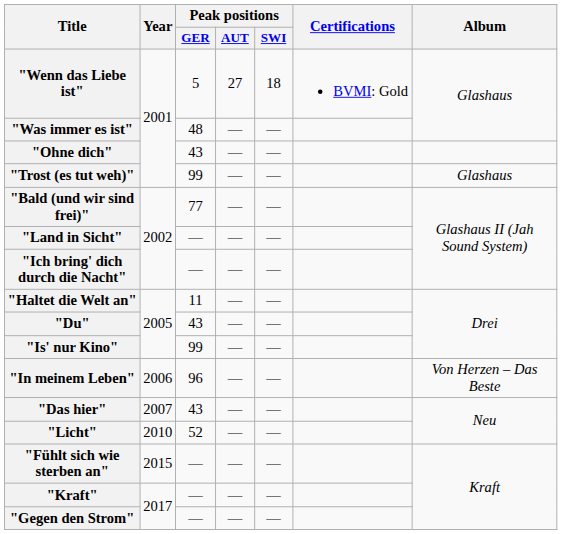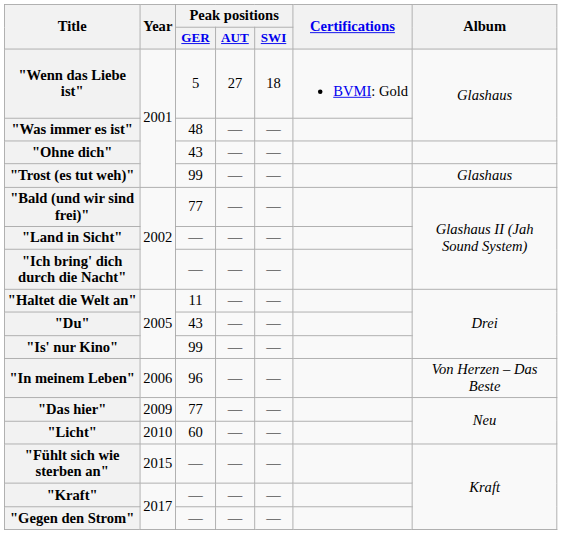(158, 409) 2007 -> (158, 409) 2009
(196, 409) 43 -> (196, 409) 77
(196, 432) 52 -> (196, 432) 60
